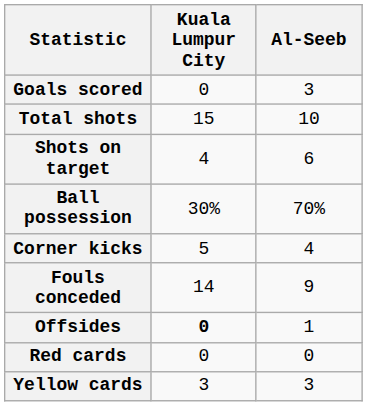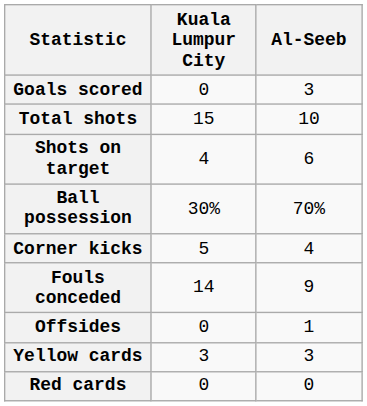(204, 327) bold -> (204, 327) normal
rows swapped: (78, 386) <-> (78, 357)
